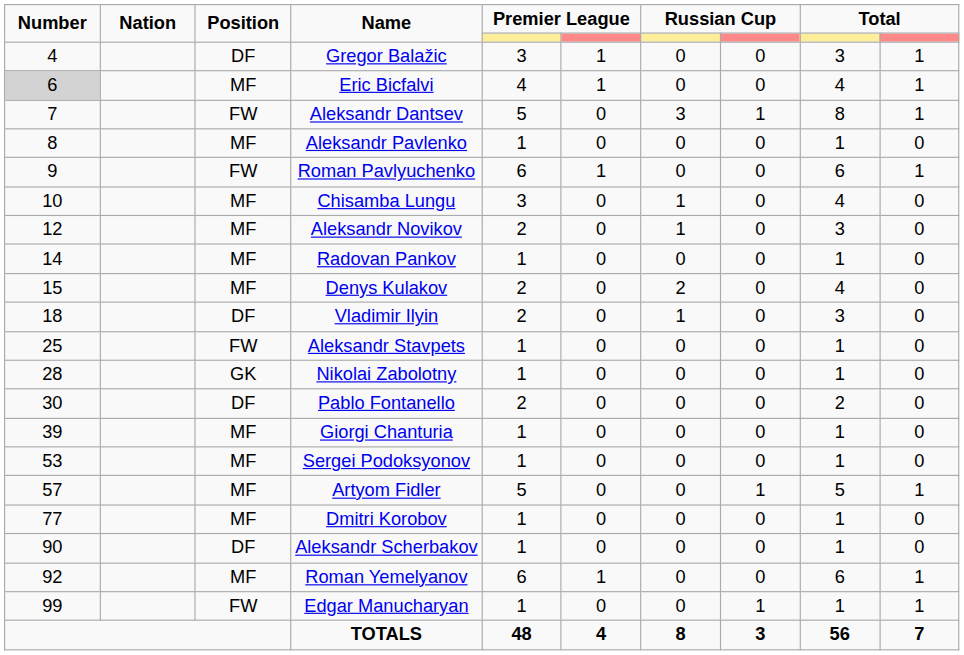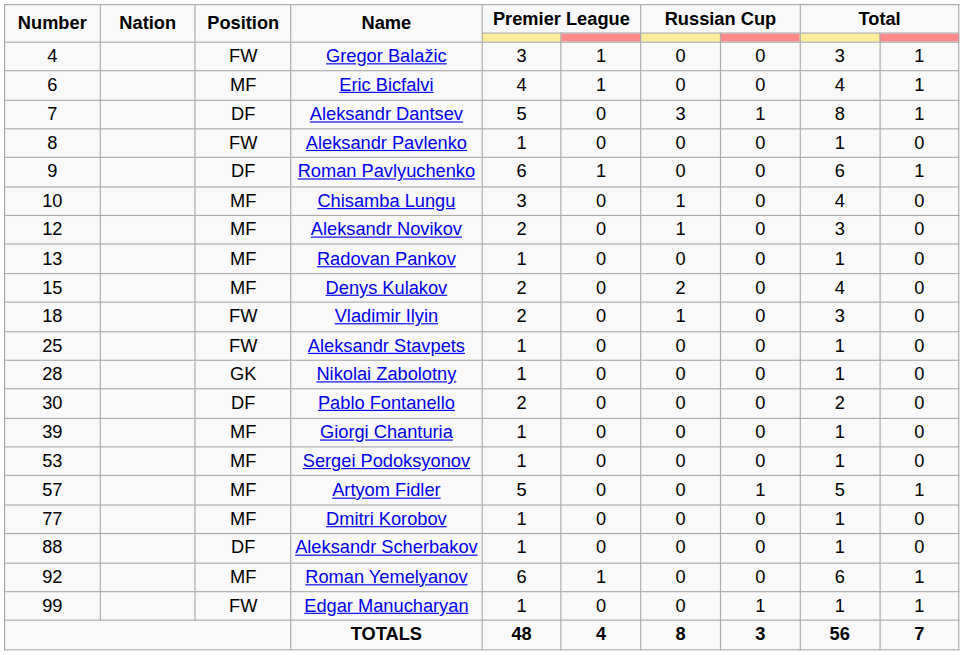(243, 56) DF -> (243, 56) FW
(52, 85) lightgrey background -> (52, 85) no background
(243, 114) FW -> (243, 114) DF
(243, 143) MF -> (243, 143) FW
(243, 172) FW -> (243, 172) DF
(52, 258) 14 -> (52, 258) 13
(243, 316) DF -> (243, 316) FW
(52, 548) 90 -> (52, 548) 88
